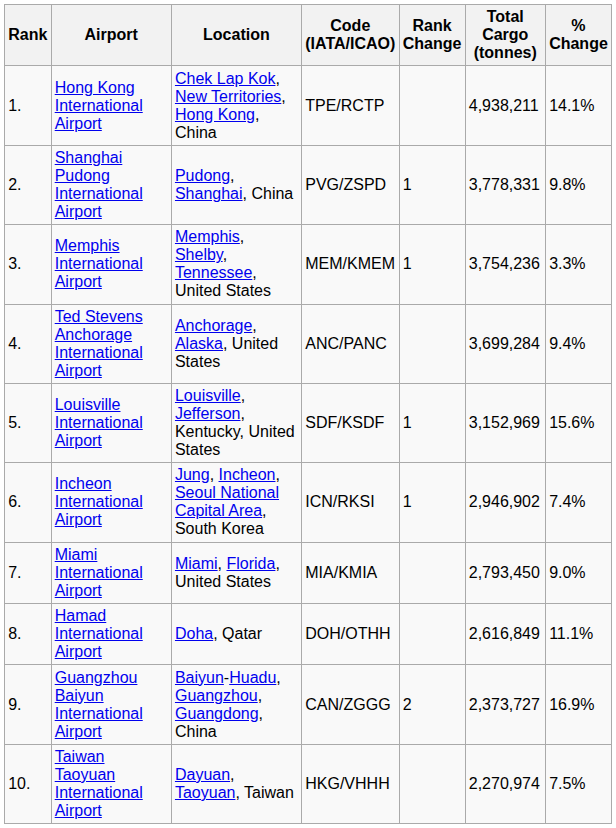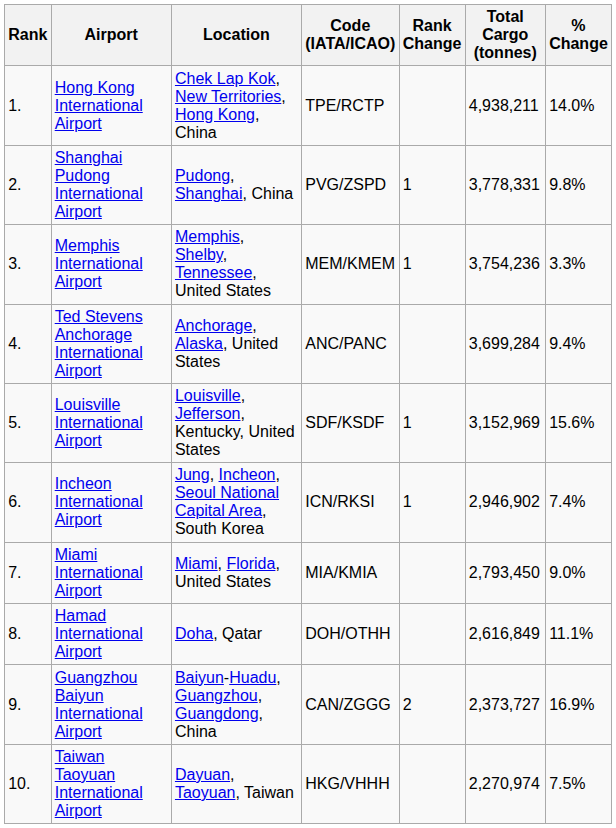(572, 105) 14.1% -> (572, 105) 14.0%
